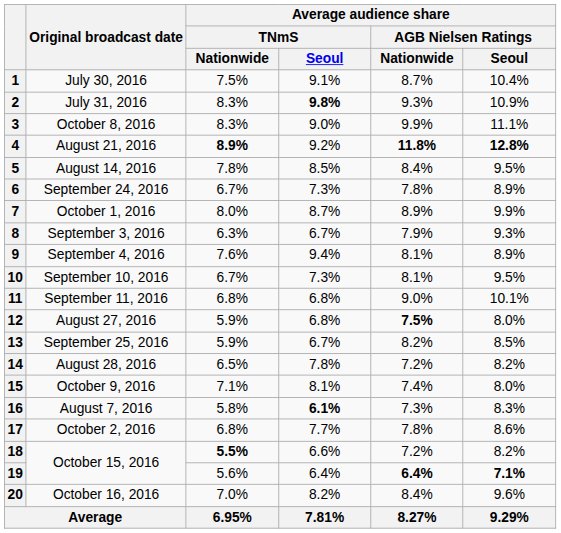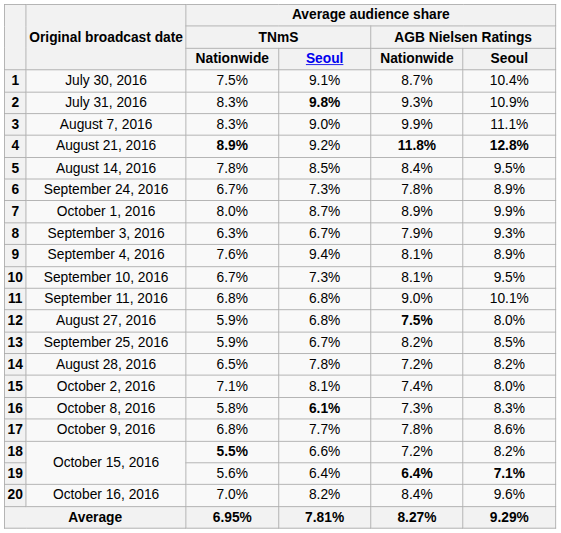(106, 124) October 8, 2016 -> (106, 124) August 7, 2016
(106, 386) October 9, 2016 -> (106, 386) October 2, 2016
(106, 408) August 7, 2016 -> (106, 408) October 8, 2016
(106, 430) October 2, 2016 -> (106, 430) October 9, 2016
